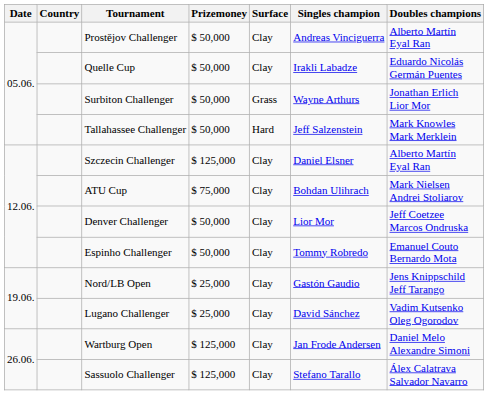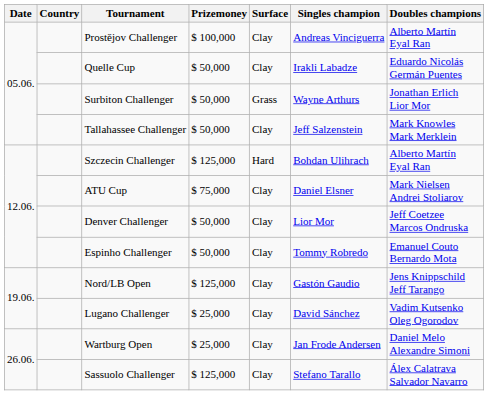(211, 37) $ 50,000 -> (213, 37) $ 100,000
(263, 129) Hard -> (262, 129) Clay
(262, 159) Clay -> (263, 159) Hard
(323, 159) Daniel Elsner -> (331, 159) Bohdan Ulihrach
(331, 190) Bohdan Ulihrach -> (323, 190) Daniel Elsner
(211, 282) $ 25,000 -> (213, 282) $ 125,000
(213, 343) $ 125,000 -> (211, 343) $ 25,000
